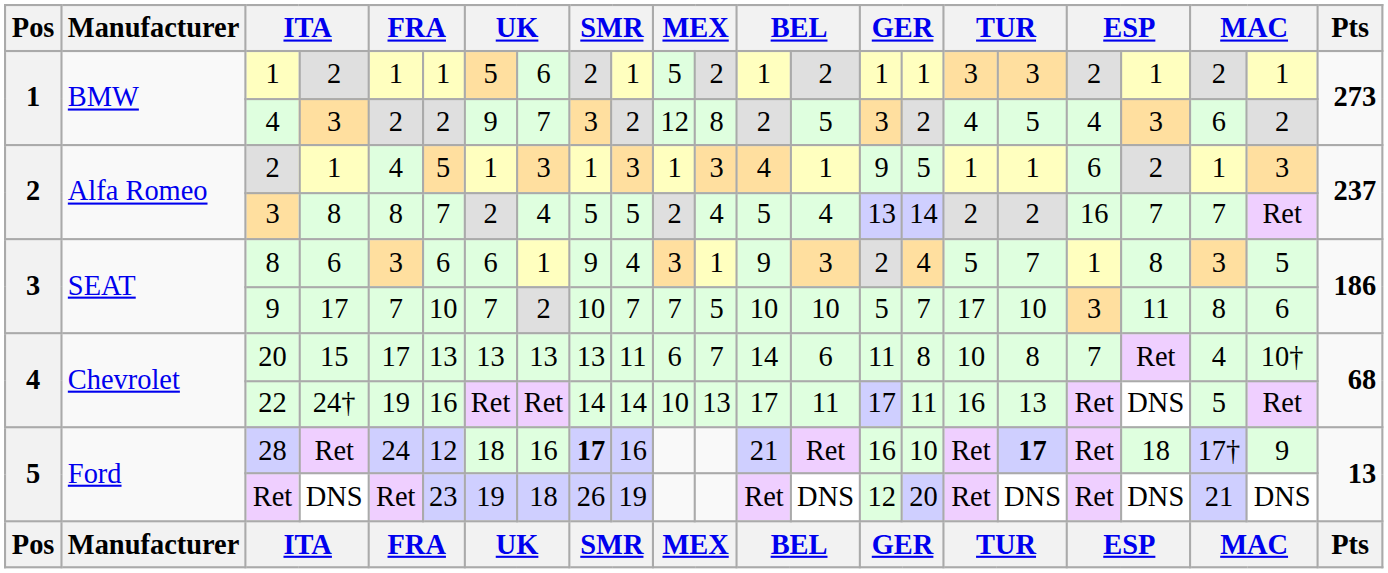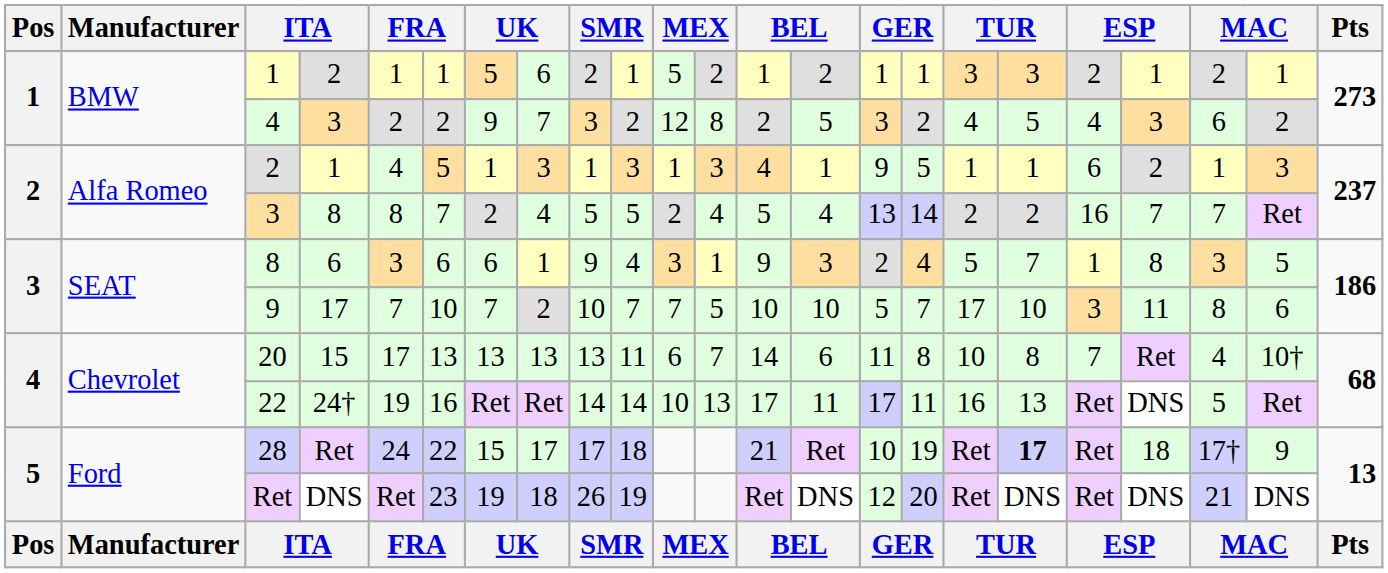(443, 449) 12 -> (443, 449) 22
(491, 449) 18 -> (491, 449) 15
(544, 449) 16 -> (544, 449) 17
(591, 449) bold -> (591, 449) normal
(633, 449) 16 -> (633, 449) 18
(882, 449) 16 -> (882, 449) 10
(924, 449) 10 -> (924, 449) 19
